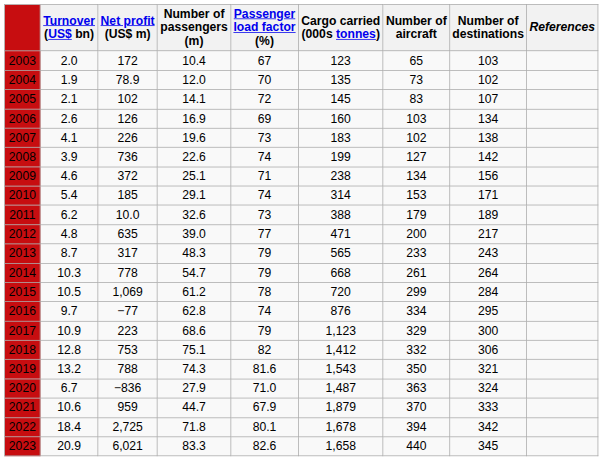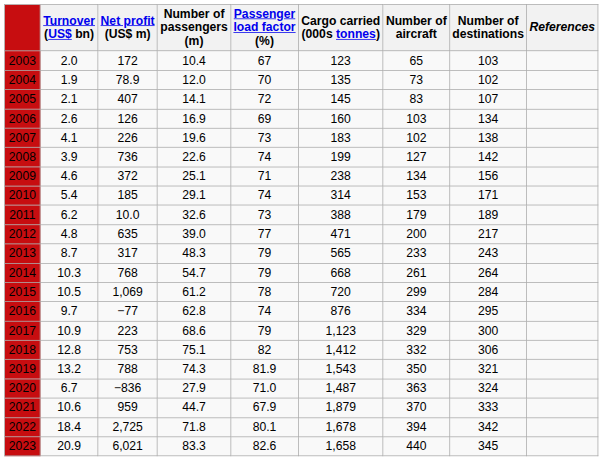(128, 99) 102 -> (128, 99) 407
(128, 272) 778 -> (128, 272) 768
(265, 369) 81.6 -> (265, 369) 81.9
